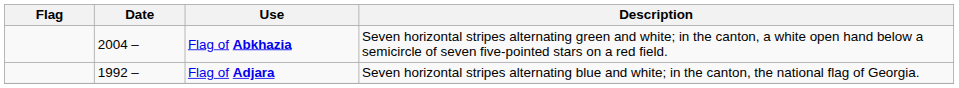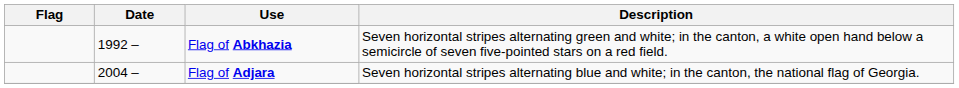(118, 44) 2004 – -> (118, 44) 1992 –
(118, 72) 1992 – -> (118, 72) 2004 –
